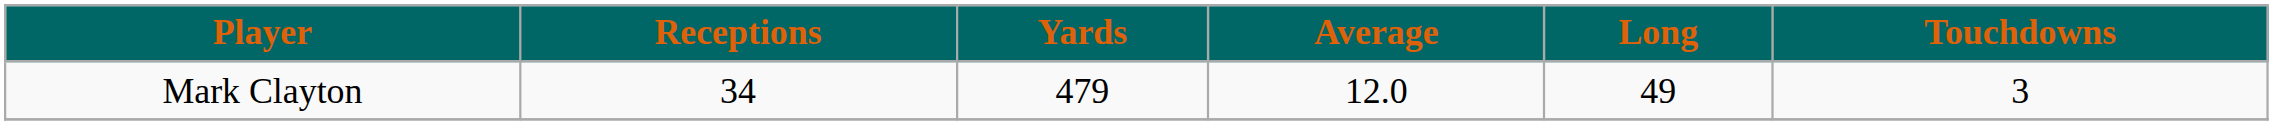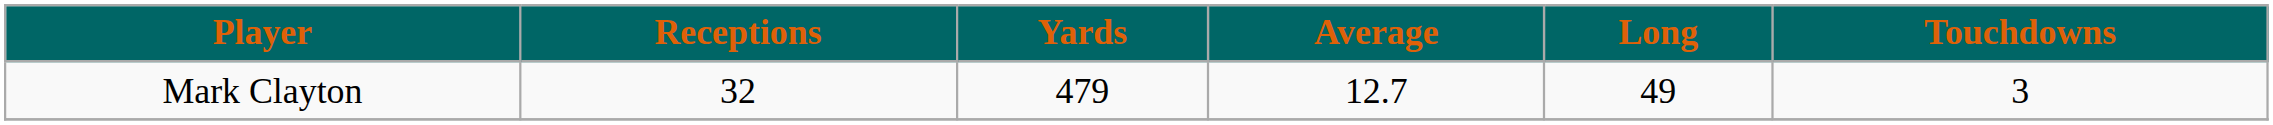(738, 89) 34 -> (738, 89) 32
(1376, 89) 12.0 -> (1376, 89) 12.7
